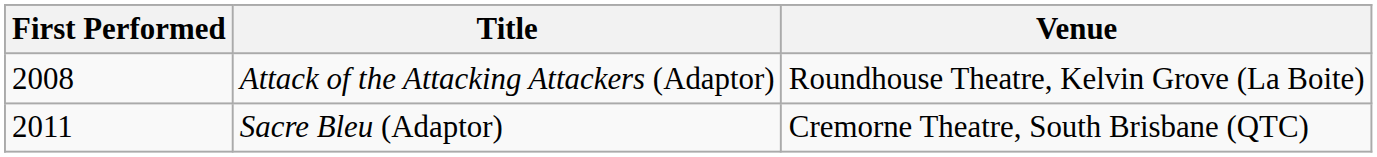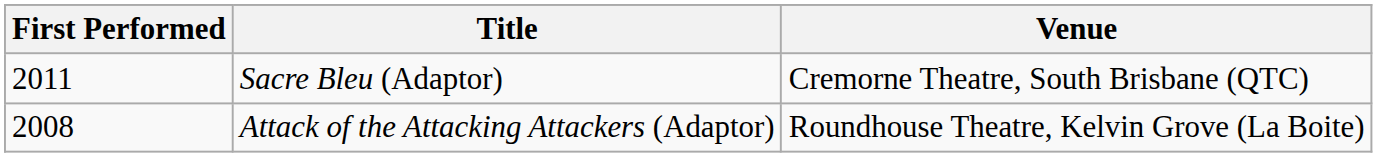rows swapped: (507, 77) <-> (371, 126)
